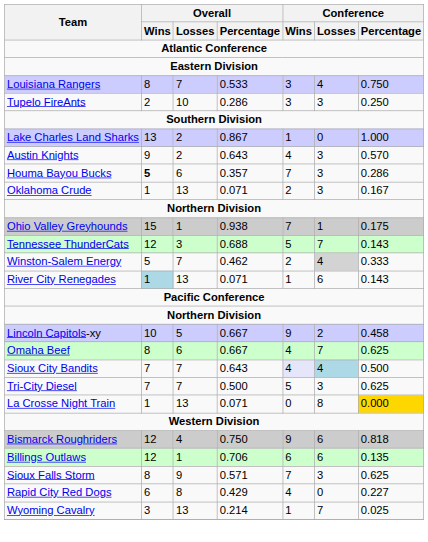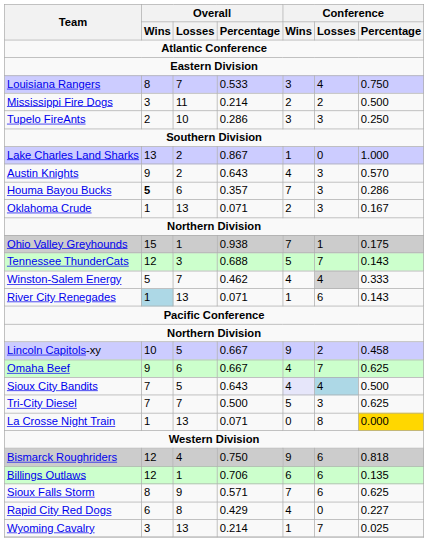+ row: (60, 102)
(288, 262) 2 -> (288, 279) 4
(147, 350) 8 -> (147, 368) 9
(179, 368) 7 -> (179, 386) 5
(320, 475) 3 -> (320, 492) 6
